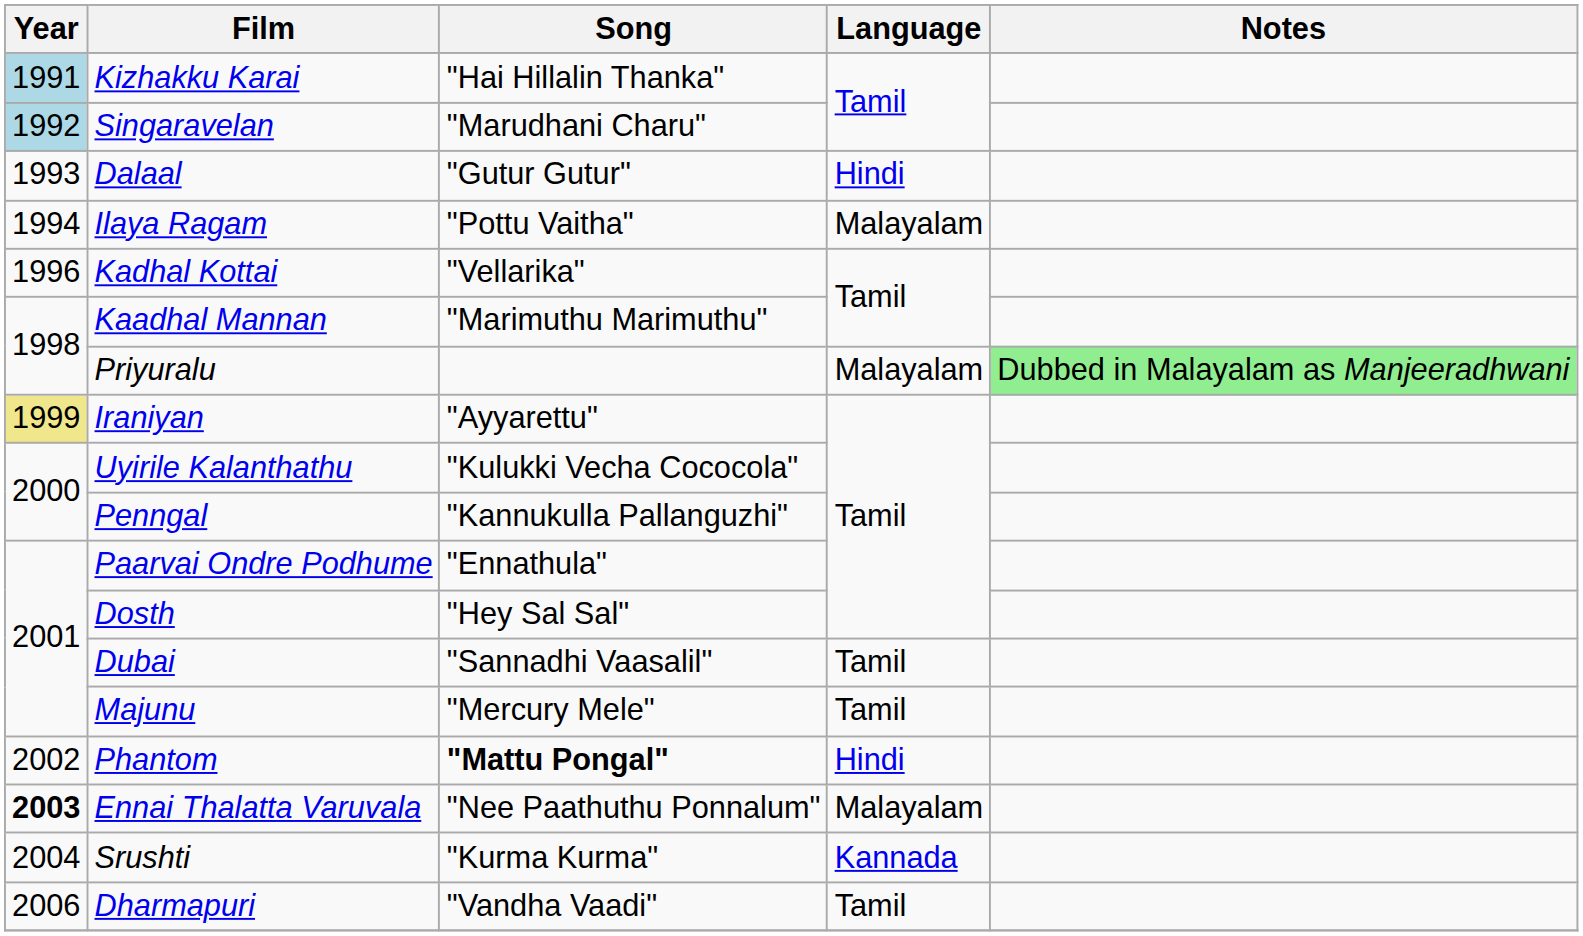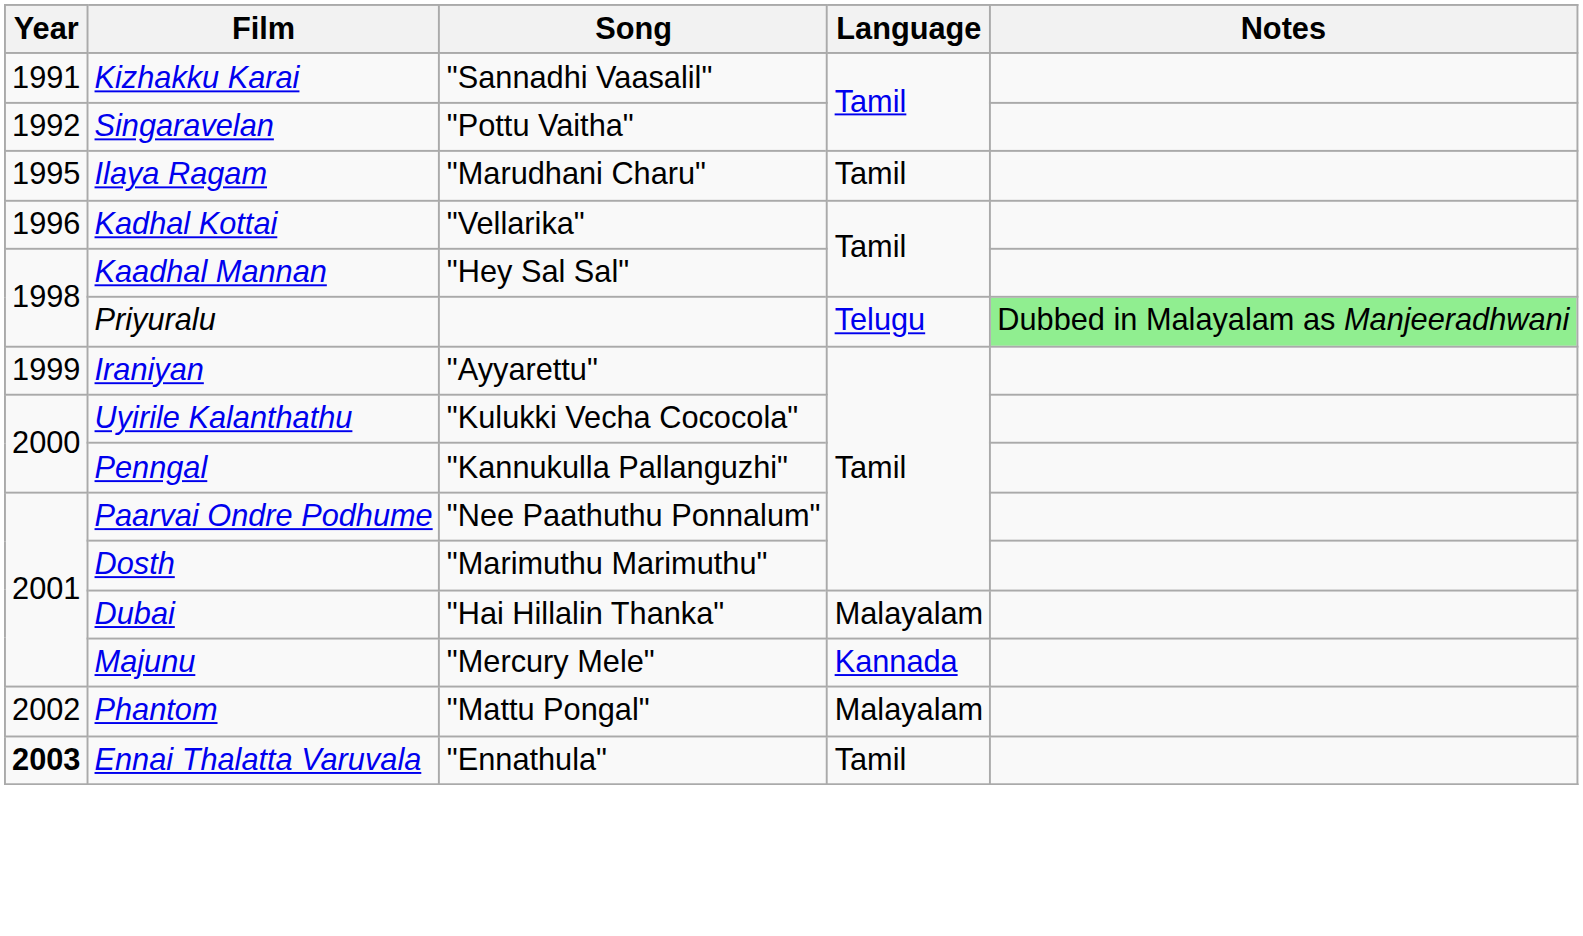(46, 77) lightblue background -> (46, 77) no background
(586, 77) "Hai Hillalin Thanka" -> (580, 77) "Sannadhi Vaasalil"
(46, 126) lightblue background -> (46, 126) no background
(576, 126) "Marudhani Charu" -> (540, 126) "Pottu Vaitha"
- row: (138, 175)
(46, 223) 1994 -> (46, 175) 1995
(540, 223) "Pottu Vaitha" -> (576, 175) "Marudhani Charu"
(909, 223) Malayalam -> (870, 175) Tamil
(607, 321) "Marimuthu Marimuthu" -> (538, 272) "Hey Sal Sal"
(909, 369) Malayalam -> (880, 321) Telugu
(46, 418) khaki background -> (46, 369) no background
(527, 564) "Ennathula" -> (634, 516) "Nee Paathuthu Ponnalum"
(538, 613) "Hey Sal Sal" -> (607, 564) "Marimuthu Marimuthu"
(580, 662) "Sannadhi Vaasalil" -> (586, 613) "Hai Hillalin Thanka"
(870, 662) Tamil -> (909, 613) Malayalam
(870, 710) Tamil -> (896, 662) Kannada
(558, 759) bold -> (548, 710) normal
(870, 759) Hindi -> (909, 710) Malayalam
(634, 808) "Nee Paathuthu Ponnalum" -> (527, 759) "Ennathula"
(909, 808) Malayalam -> (870, 759) Tamil
- row: (142, 857)
- row: (175, 905)
